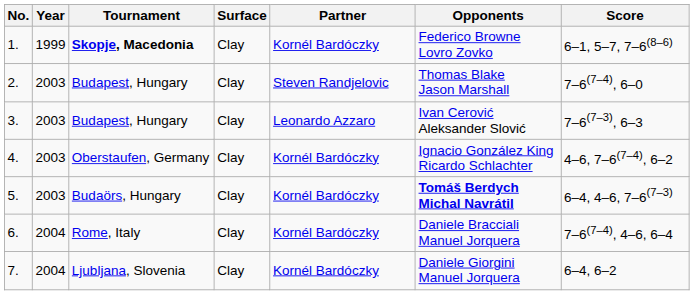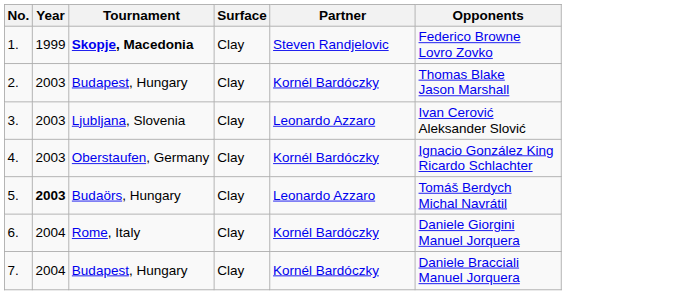- column: (625, 14)
(326, 44) Kornél Bardóczky -> (331, 44) Steven Randjelovic
(331, 82) Steven Randjelovic -> (326, 82) Kornél Bardóczky
(130, 119) Budapest, Hungary -> (129, 119) Ljubljana, Slovenia
(51, 195) normal -> (51, 195) bold
(326, 195) Kornél Bardóczky -> (324, 195) Leonardo Azzaro
(469, 195) bold -> (465, 195) normal
(469, 232) Daniele Bracciali Manuel Jorquera -> (469, 232) Daniele Giorgini Manuel Jorquera
(129, 270) Ljubljana, Slovenia -> (130, 270) Budapest, Hungary
(469, 270) Daniele Giorgini Manuel Jorquera -> (469, 270) Daniele Bracciali Manuel Jorquera
